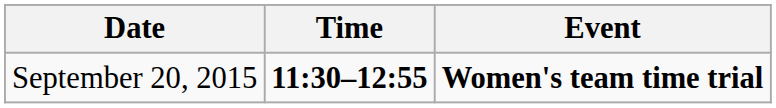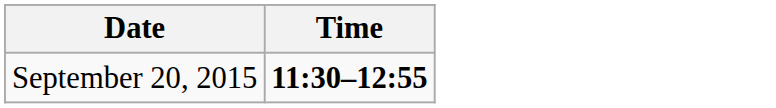- column: (602, 28)
